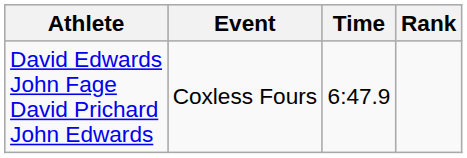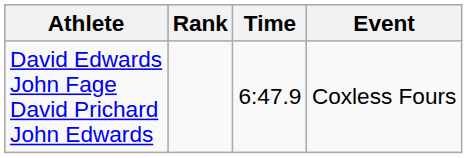columns swapped: (245, 23) <-> (429, 23)
